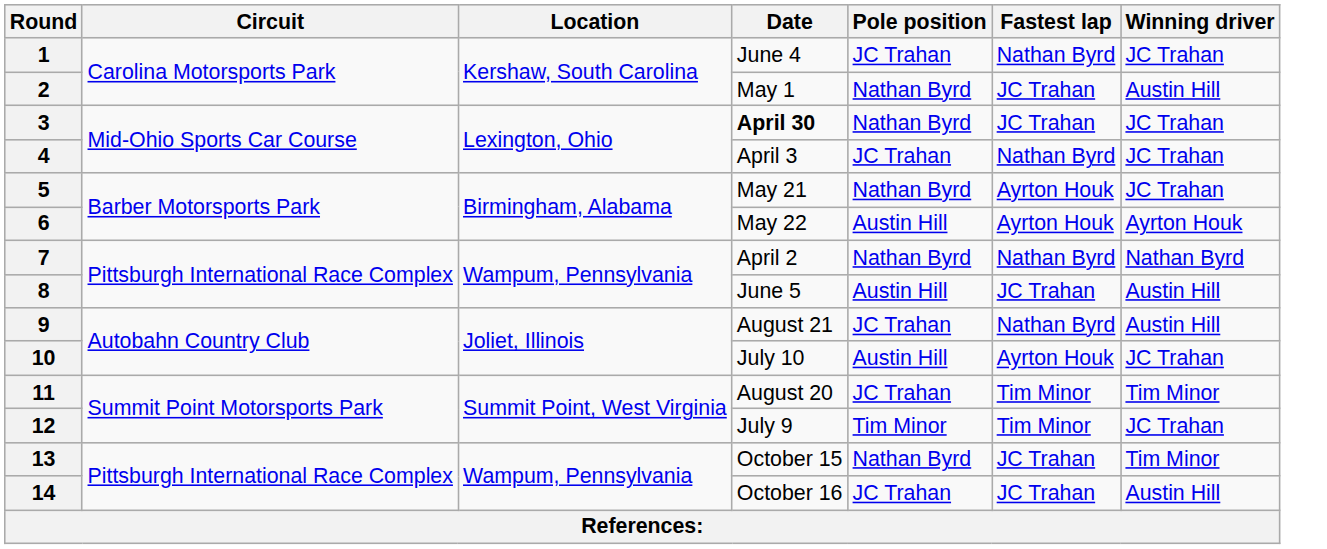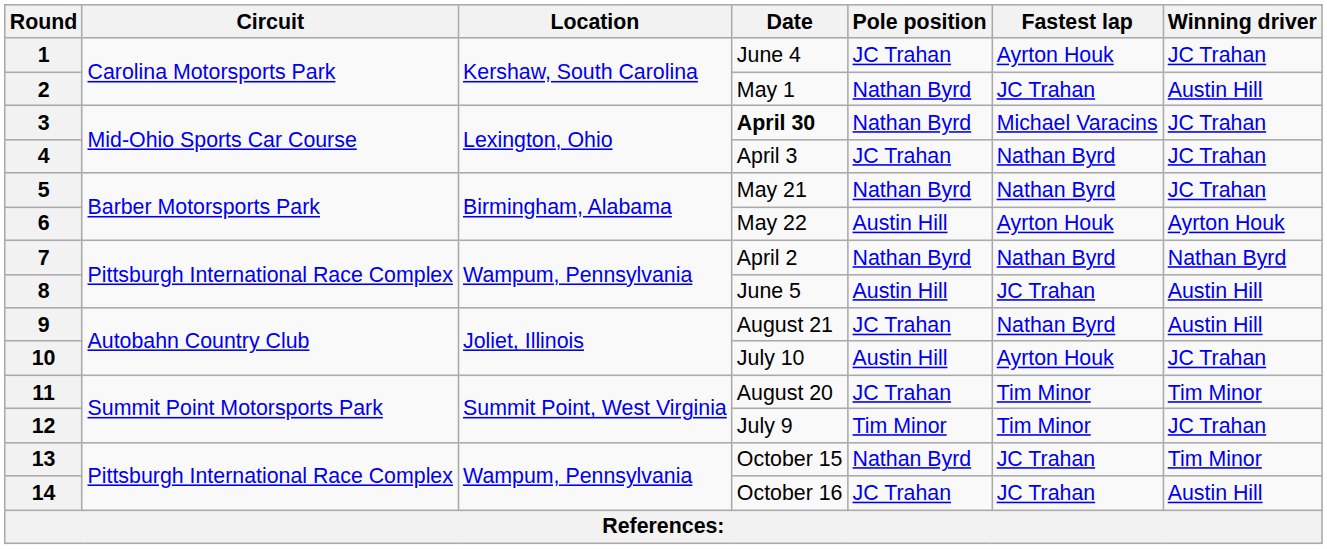(1056, 55) Nathan Byrd -> (1055, 55) Ayrton Houk
(1046, 122) JC Trahan -> (1077, 122) Michael Varacins
(1055, 189) Ayrton Houk -> (1056, 189) Nathan Byrd
